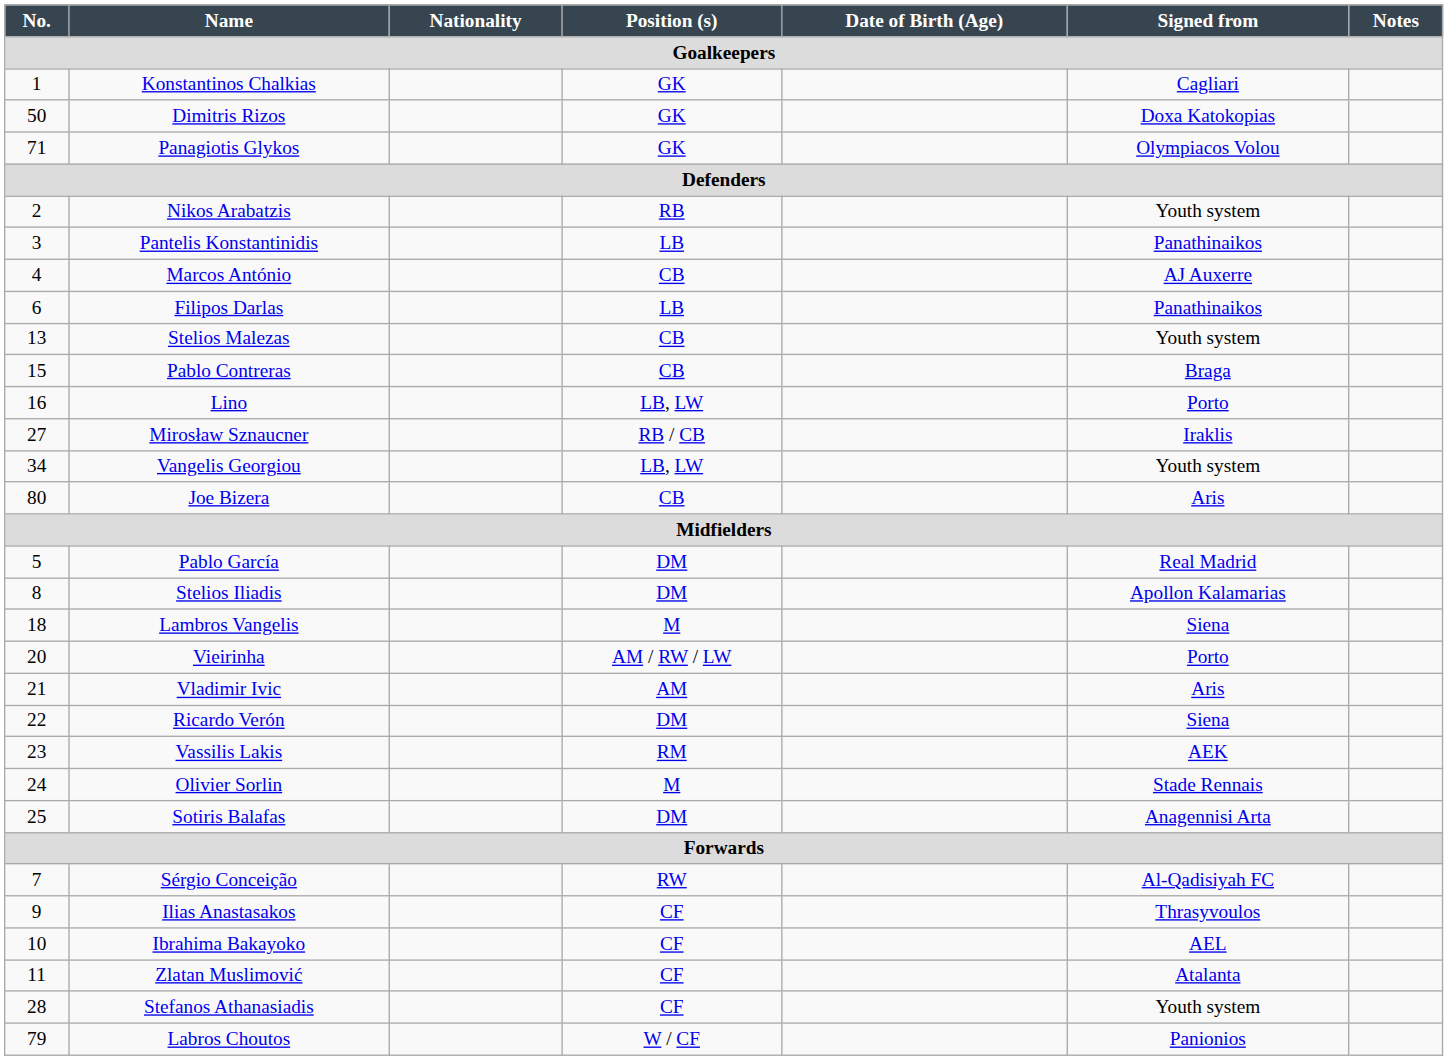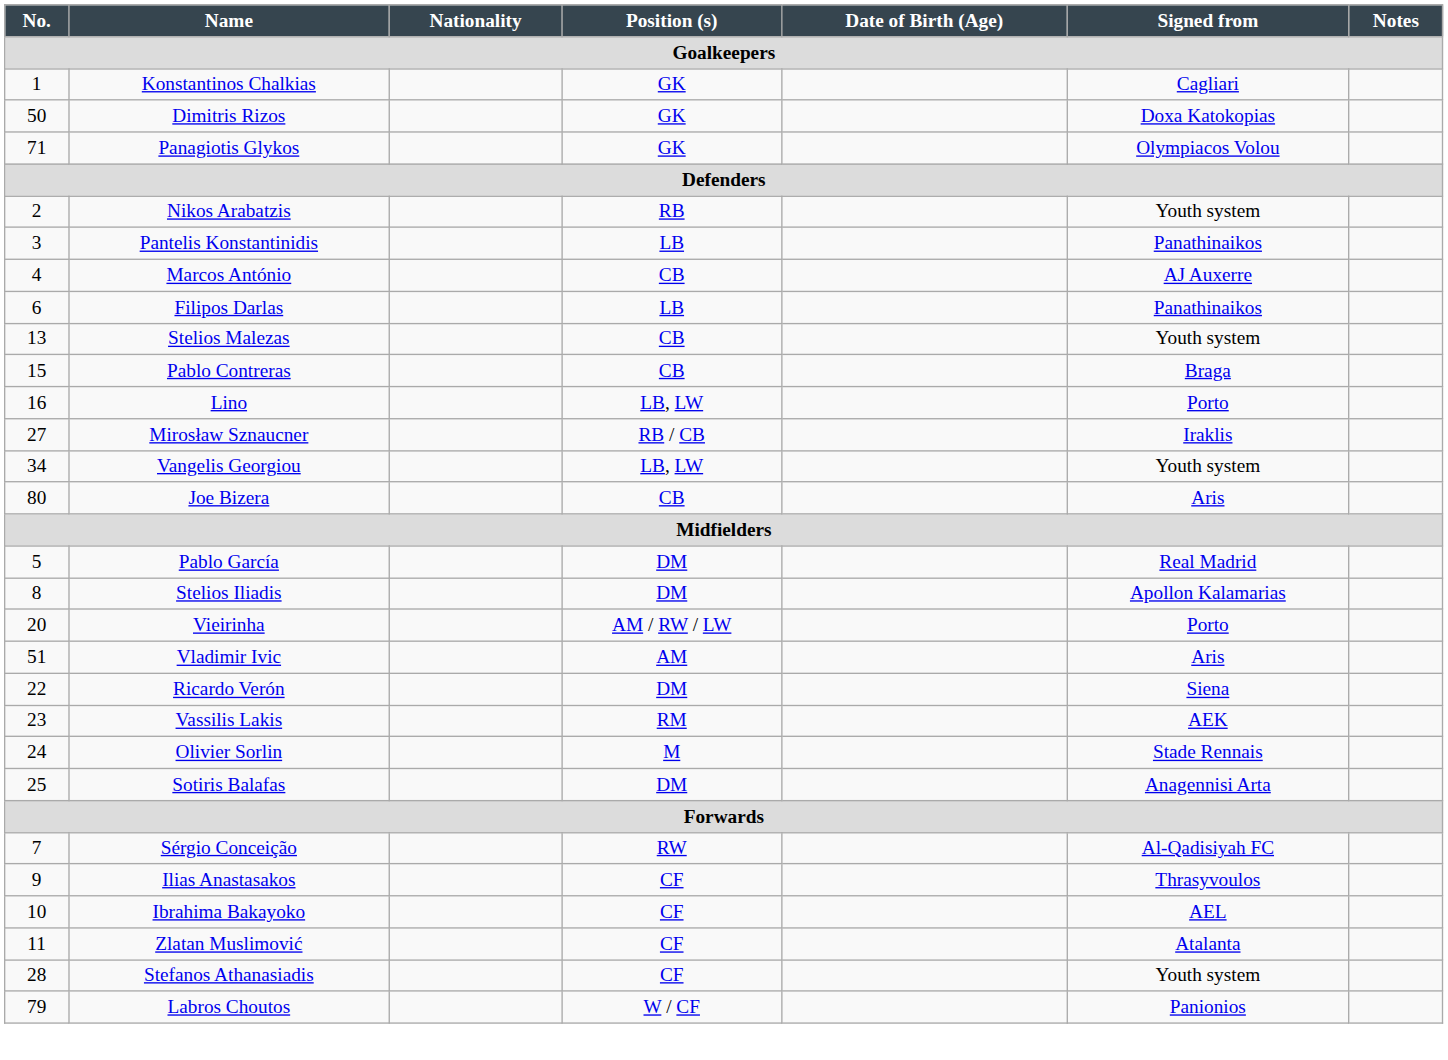- row: (229, 625)
(37, 689) 21 -> (37, 657) 51
